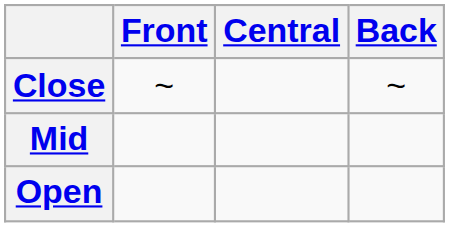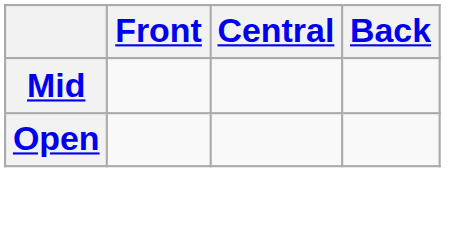- row: (59, 85)
